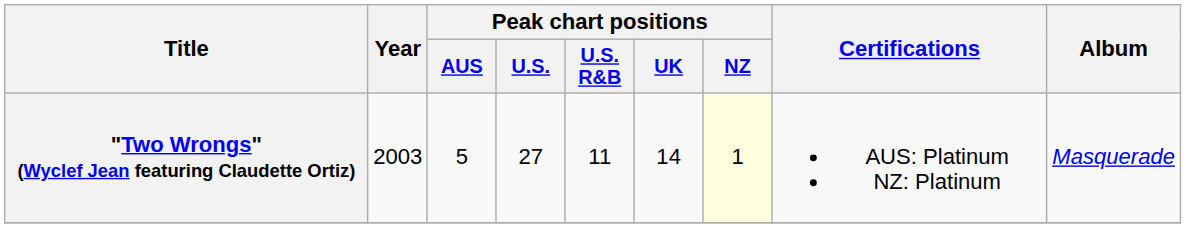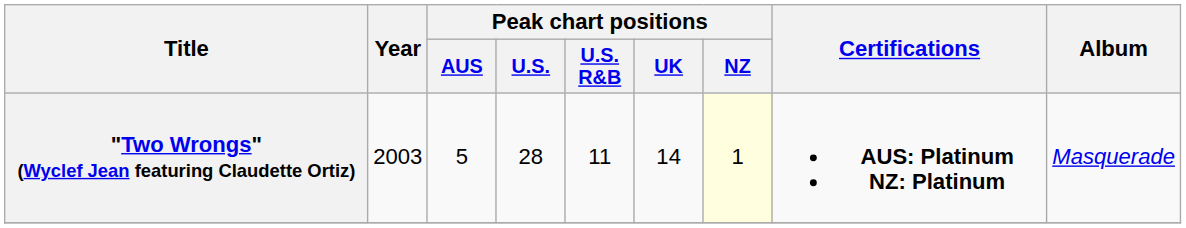(531, 157) 27 -> (531, 157) 28
(910, 170) normal -> (910, 170) bold
